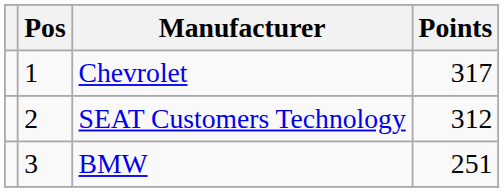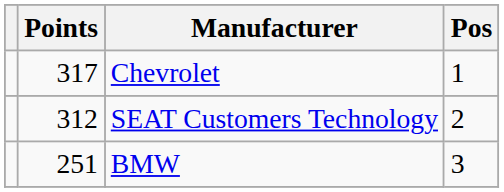columns swapped: (45, 27) <-> (455, 27)
